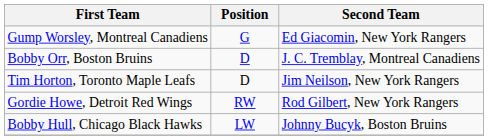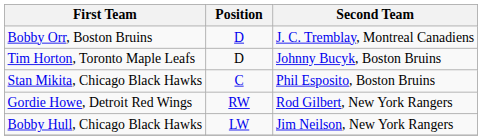- row: (108, 37)
(370, 80) Jim Neilson, New York Rangers -> (359, 59) Johnny Bucyk, Boston Bruins
+ row: (105, 80)
(364, 124) Johnny Bucyk, Boston Bruins -> (365, 124) Jim Neilson, New York Rangers
